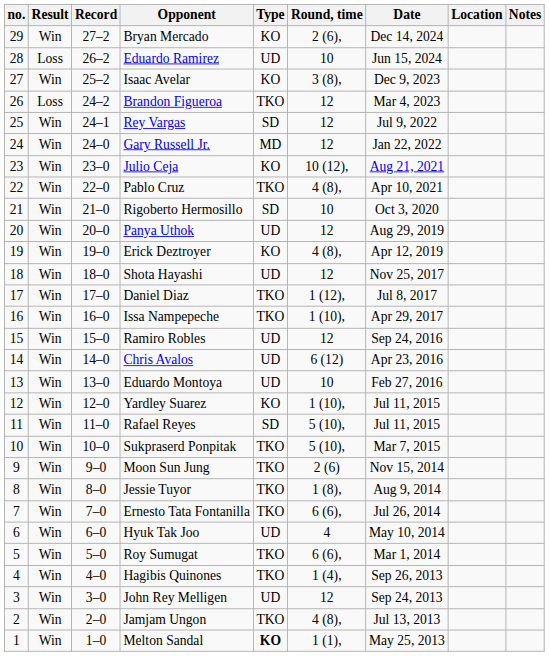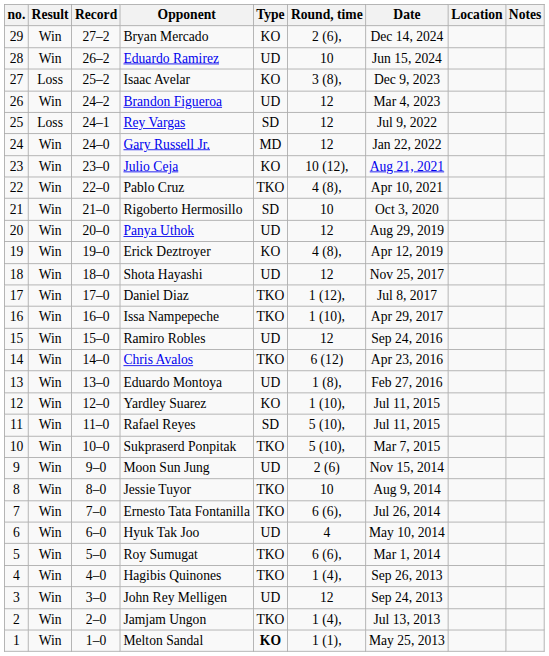(50, 58) Loss -> (50, 58) Win
(50, 79) Win -> (50, 79) Loss
(50, 101) Loss -> (50, 101) Win
(270, 101) TKO -> (270, 101) UD
(50, 123) Win -> (50, 123) Loss
(270, 360) UD -> (270, 360) TKO
(327, 381) 10 -> (327, 381) 1 (8),
(270, 468) TKO -> (270, 468) UD
(327, 489) 1 (8), -> (327, 489) 10
(327, 619) 4 (8), -> (327, 619) 1 (4),
